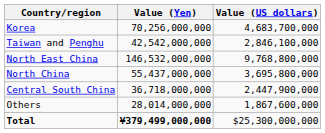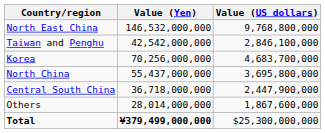rows swapped: (21, 28) <-> (52, 58)
